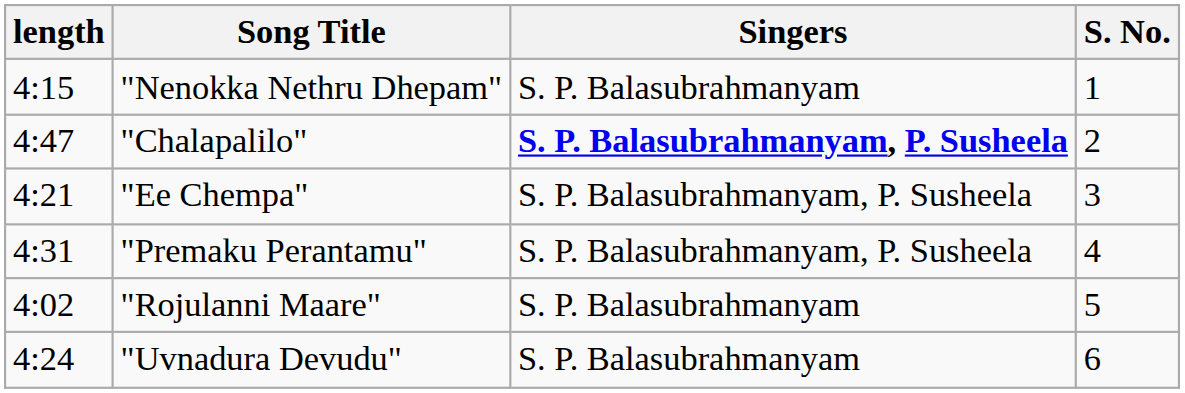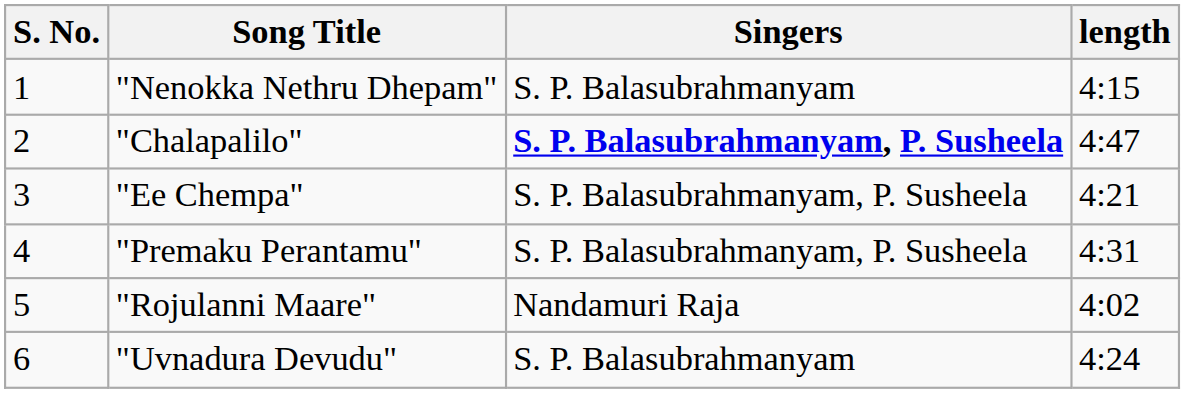columns swapped: (1127, 31) <-> (59, 31)
(689, 304) S. P. Balasubrahmanyam -> (626, 304) Nandamuri Raja
